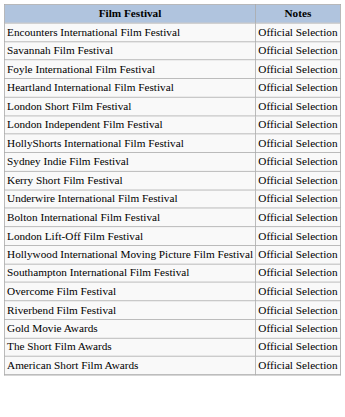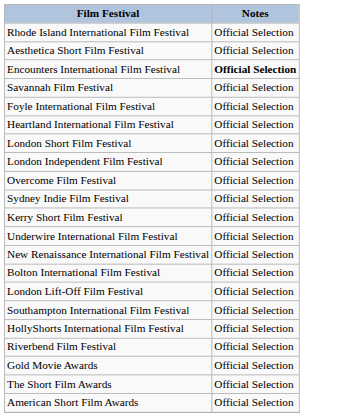+ row: (98, 32)
+ row: (75, 51)
(298, 32) normal -> (255, 69) bold
rows swapped: (95, 143) <-> (62, 292)
+ row: (108, 254)
- row: (130, 254)
